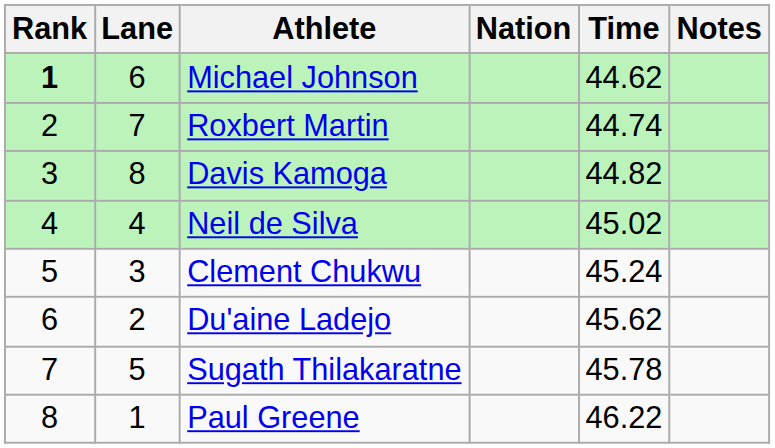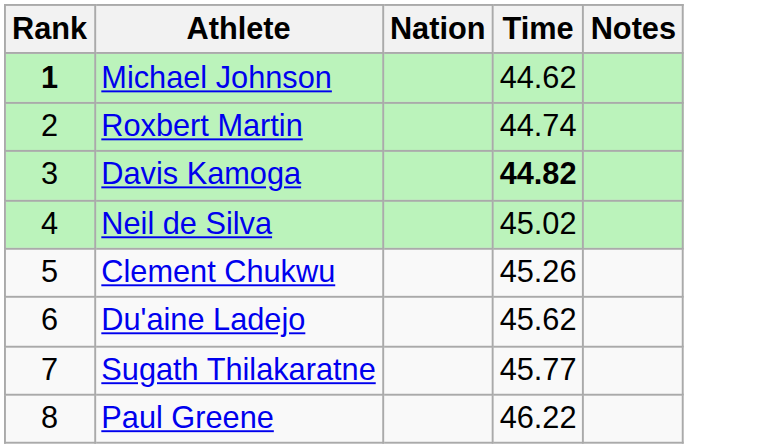- column: (137, 28)
(624, 175) normal -> (538, 175) bold
(624, 272) 45.24 -> (538, 272) 45.26
(624, 369) 45.78 -> (538, 369) 45.77
